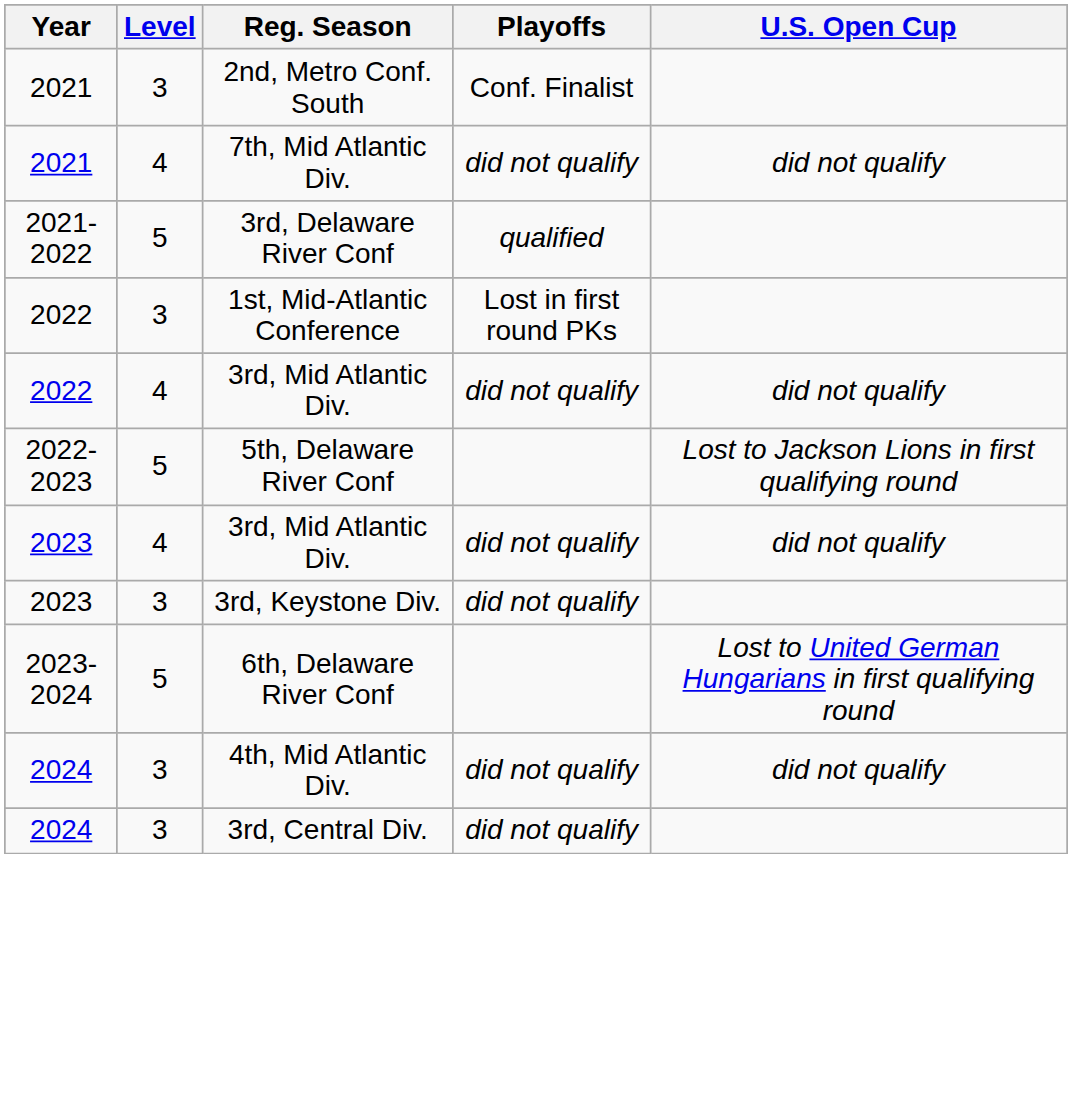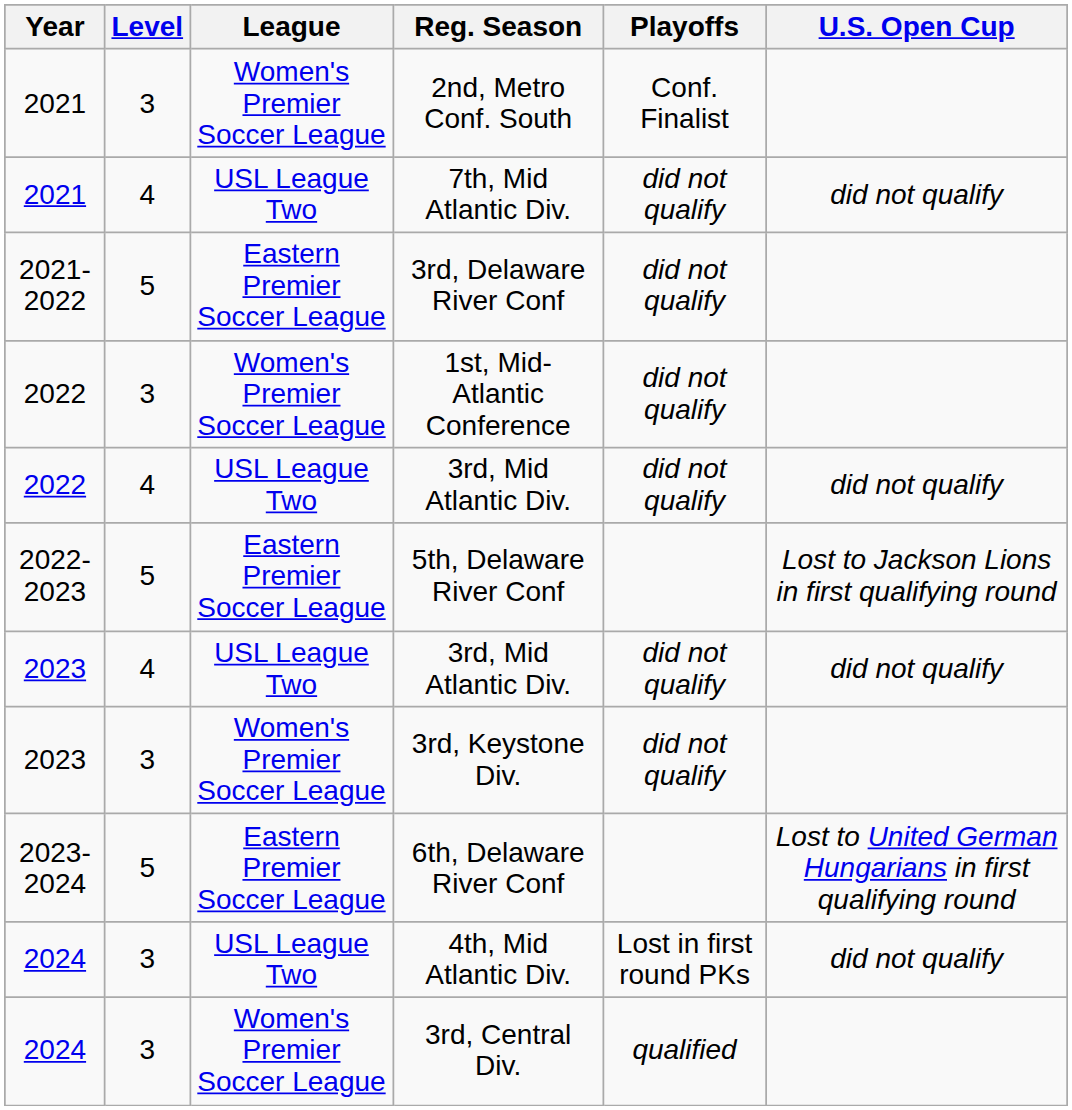+ column: (291, 26)
(552, 238) qualified -> (685, 285) did not qualify
(552, 314) Lost in first round PKs -> (685, 393) did not qualify
(552, 770) did not qualify -> (685, 959) Lost in first round PKs
(552, 830) did not qualify -> (685, 1050) qualified
